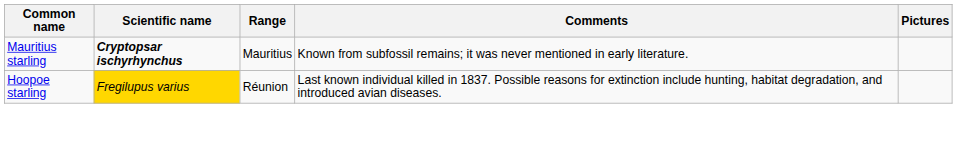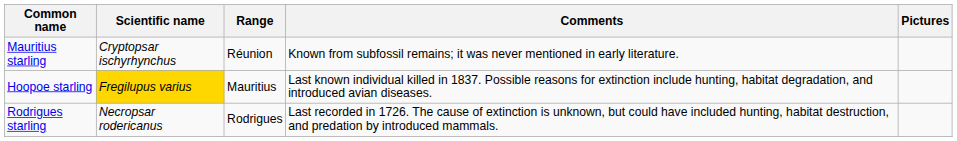(140, 53) bold -> (138, 53) normal
(267, 53) Mauritius -> (250, 53) Réunion
(265, 86) Réunion -> (252, 86) Mauritius
+ row: (35, 119)
